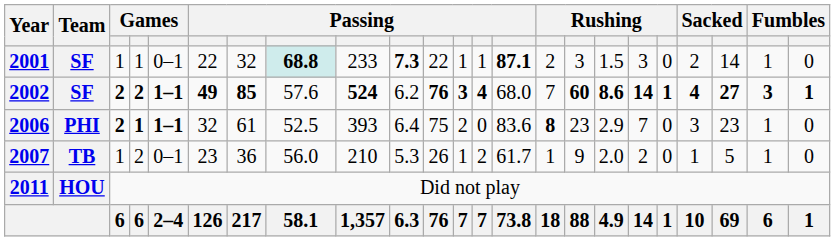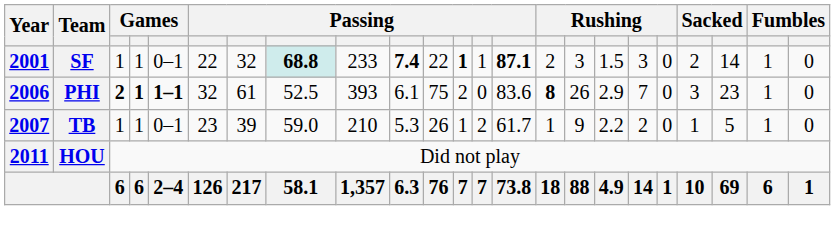(407, 61) 7.3 -> (407, 61) 7.4
(463, 61) normal -> (463, 61) bold
- row: (29, 93)
(407, 124) 6.4 -> (407, 93) 6.1
(580, 124) 23 -> (580, 93) 26
(139, 156) 2 -> (139, 124) 1
(247, 156) 36 -> (247, 124) 39
(301, 156) 56.0 -> (301, 124) 59.0
(611, 156) 2.0 -> (611, 124) 2.2
